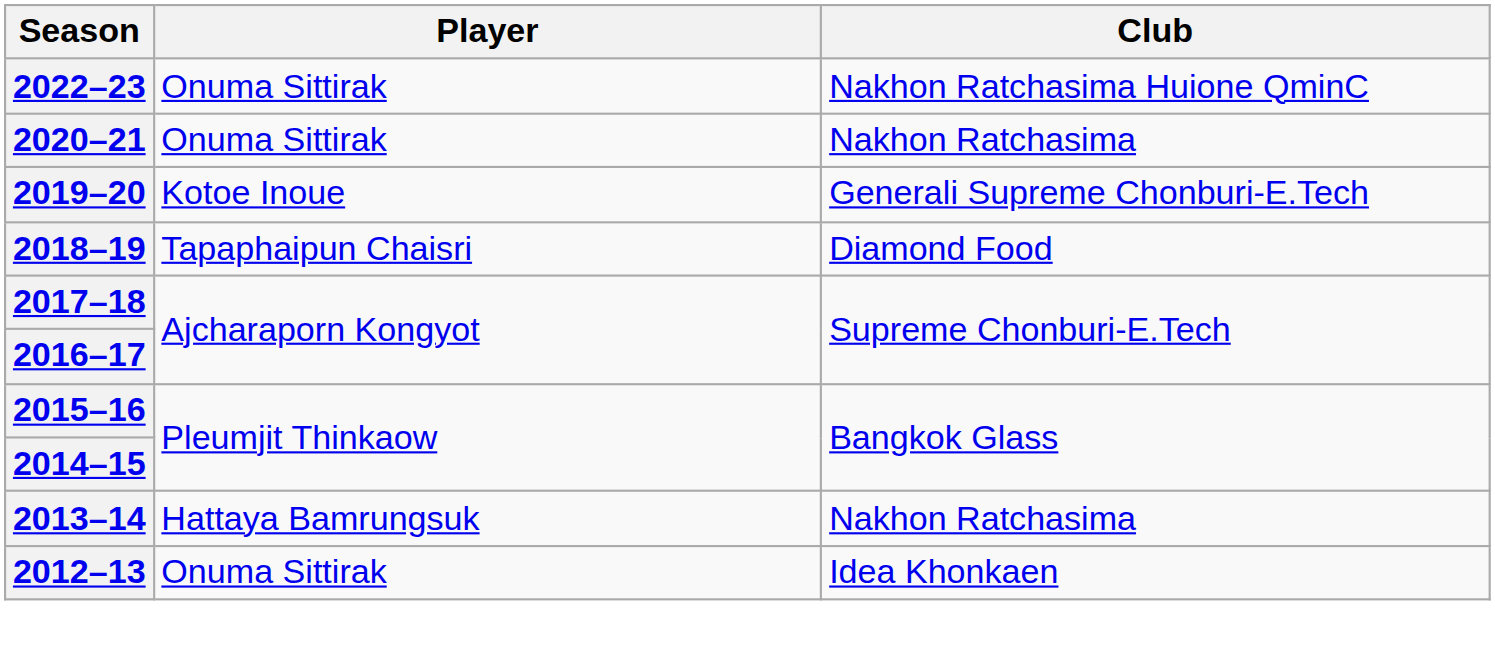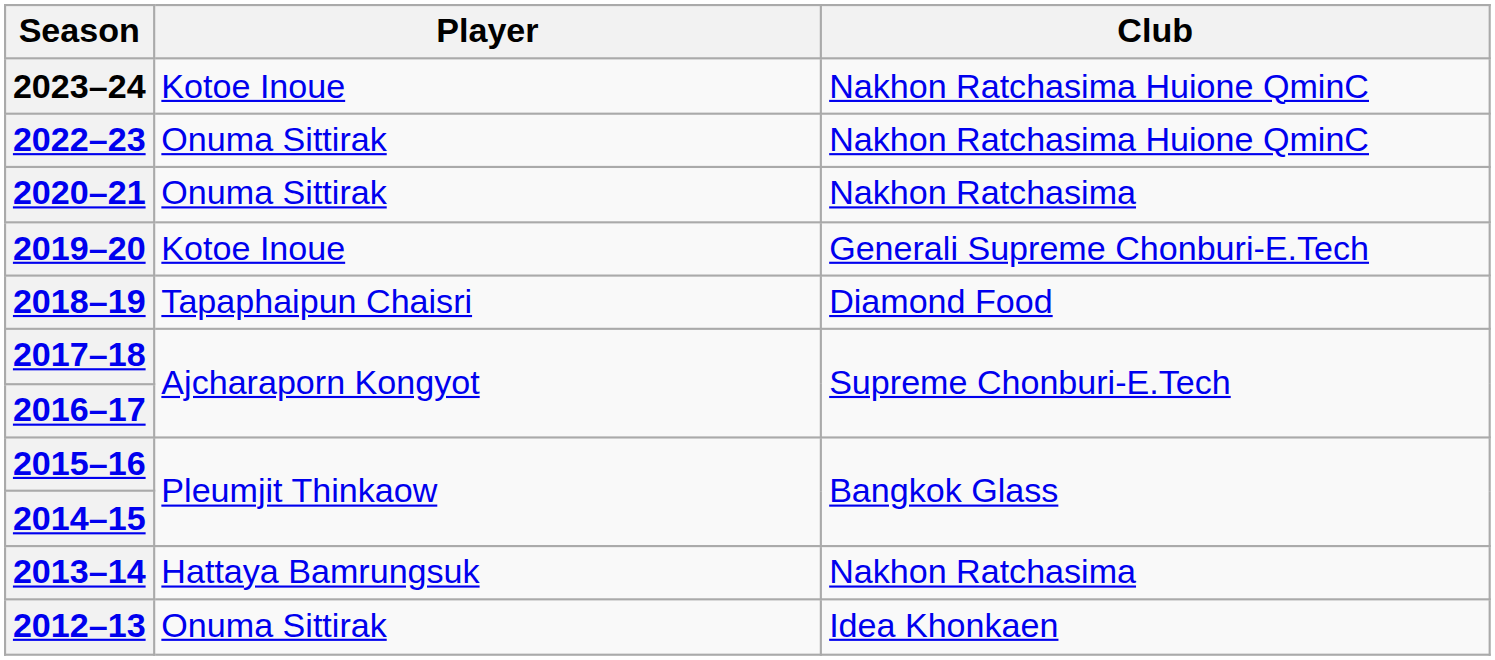+ row: (79, 85)
